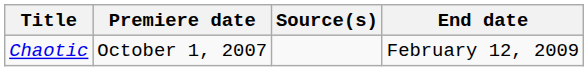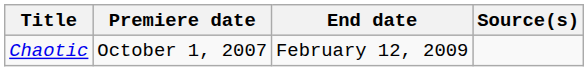columns swapped: (483, 20) <-> (327, 20)
